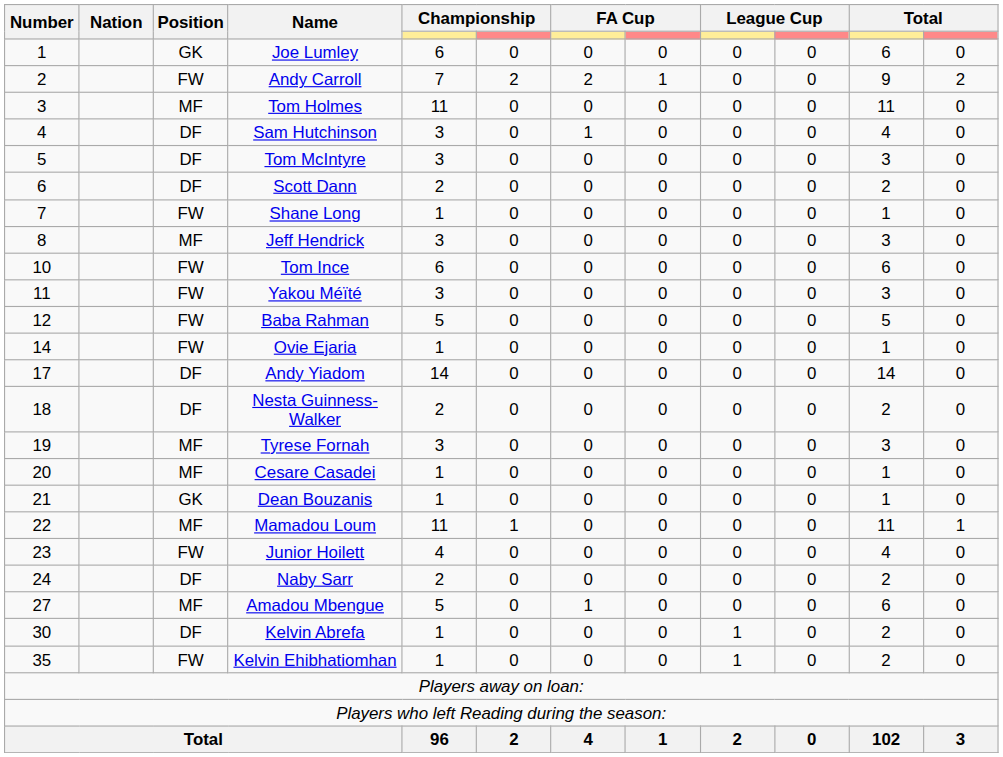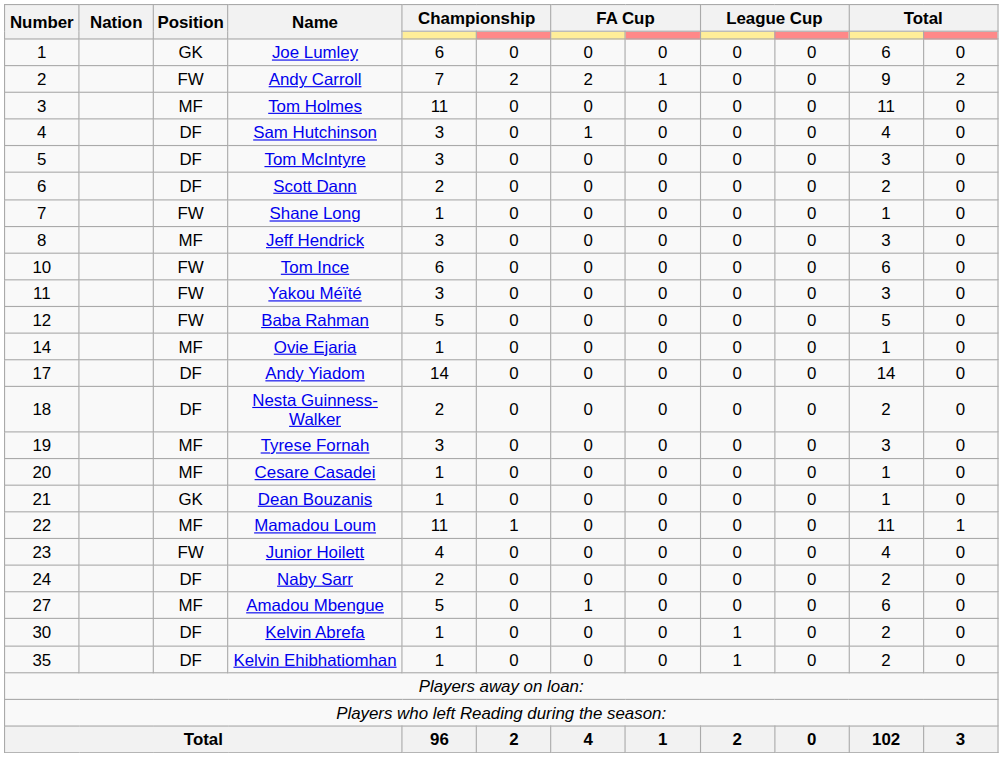(191, 346) FW -> (191, 346) MF
(191, 659) FW -> (191, 659) DF
